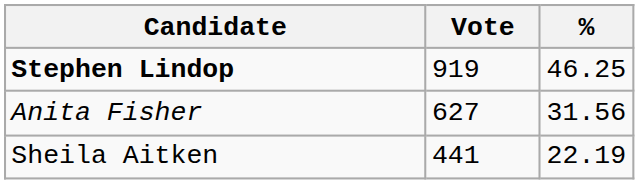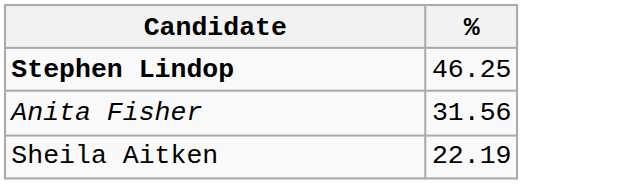- column: (483, 27)
